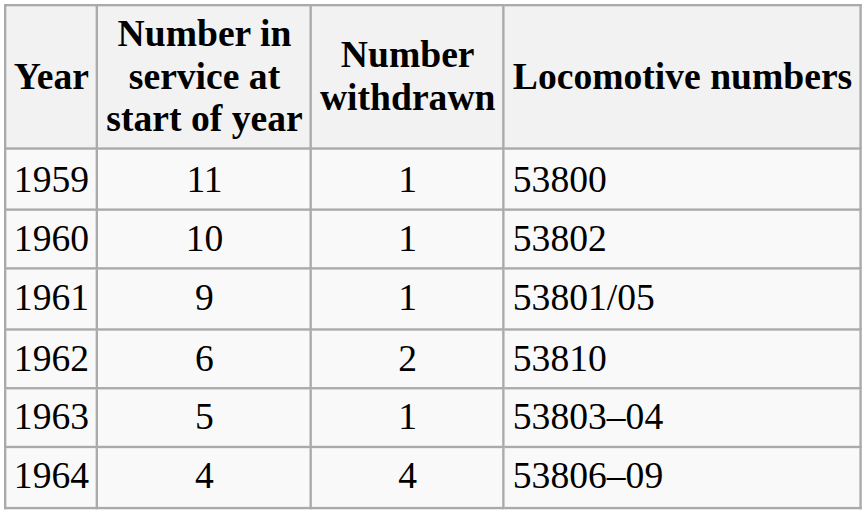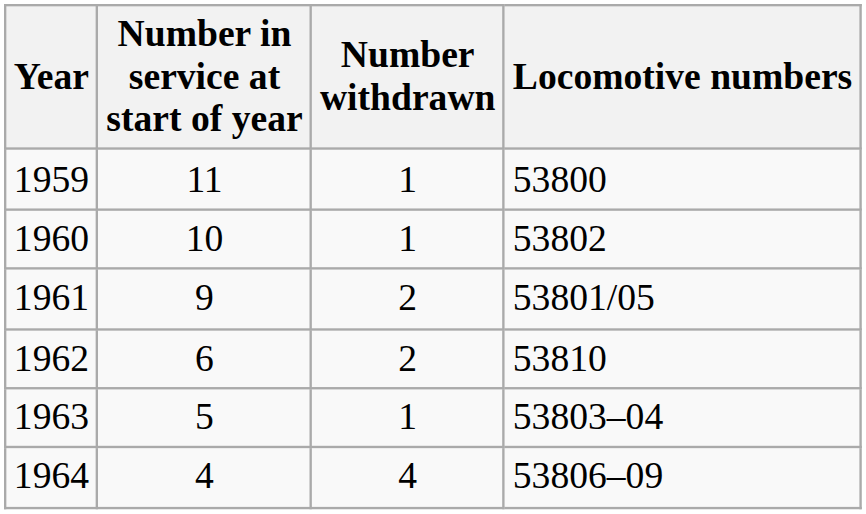(408, 297) 1 -> (408, 297) 2
